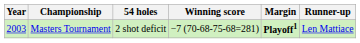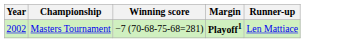- column: (141, 12)
(16, 29) 2003 -> (16, 29) 2002
